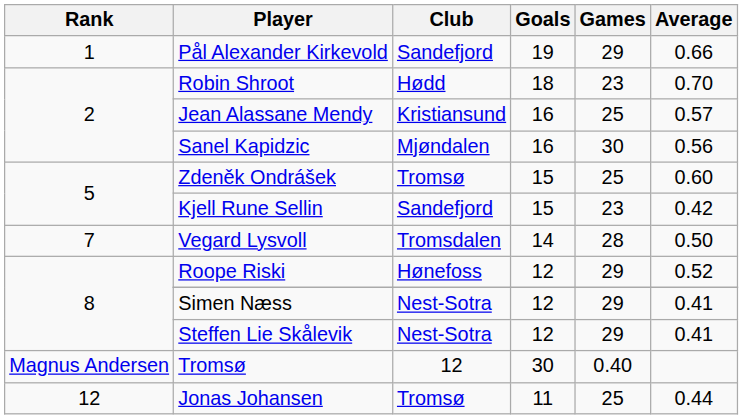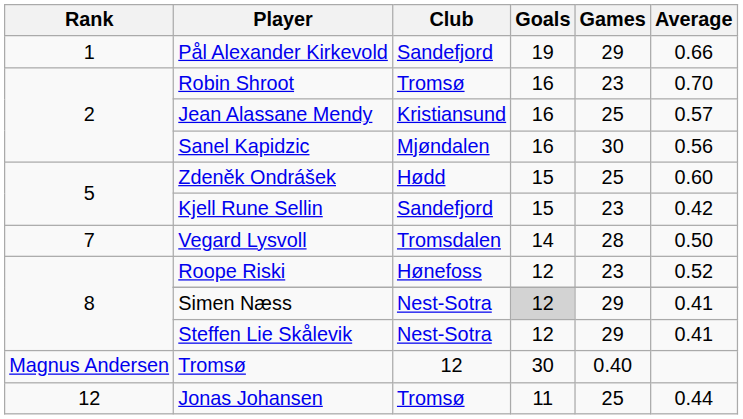(421, 83) Hødd -> (431, 83) Tromsø
(543, 83) 18 -> (543, 83) 16
(431, 177) Tromsø -> (421, 177) Hødd
(613, 271) 29 -> (613, 271) 23
(543, 303) no background -> (543, 303) lightgrey background
